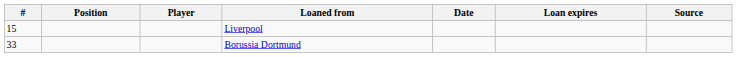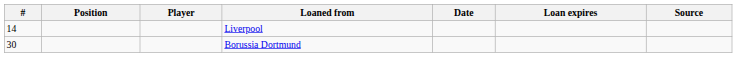(11, 28) 15 -> (11, 28) 14
(11, 44) 33 -> (11, 44) 30
